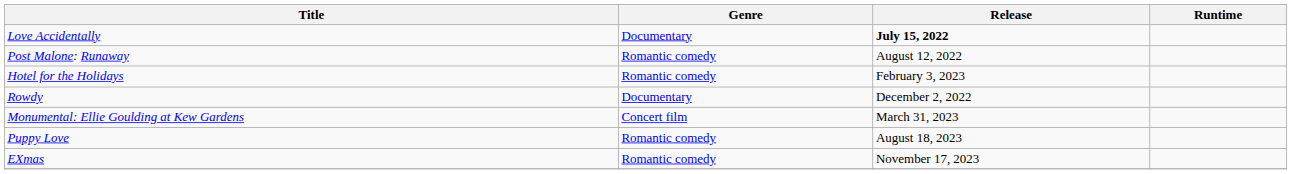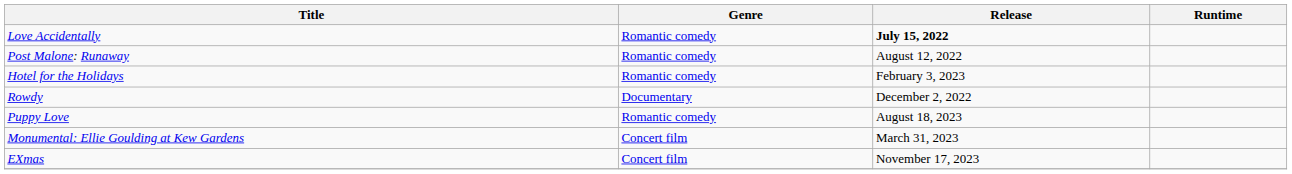(657, 35) Documentary -> (669, 35) Romantic comedy
rows swapped: (126, 117) <-> (38, 138)
(669, 158) Romantic comedy -> (654, 158) Concert film
